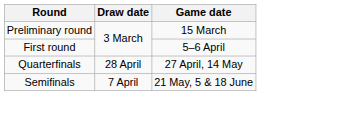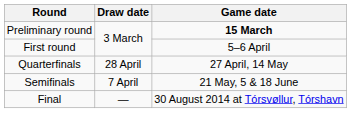(204, 30) normal -> (249, 30) bold
+ row: (49, 99)
